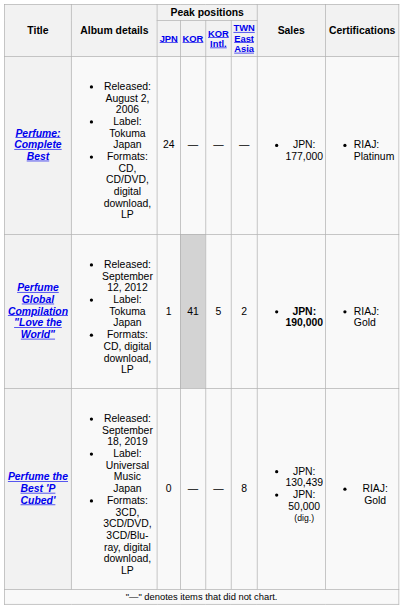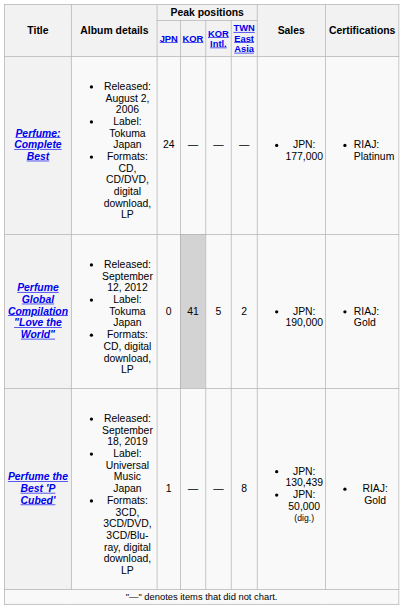(169, 311) 1 -> (169, 311) 0
(291, 317) bold -> (291, 317) normal
(169, 489) 0 -> (169, 489) 1
